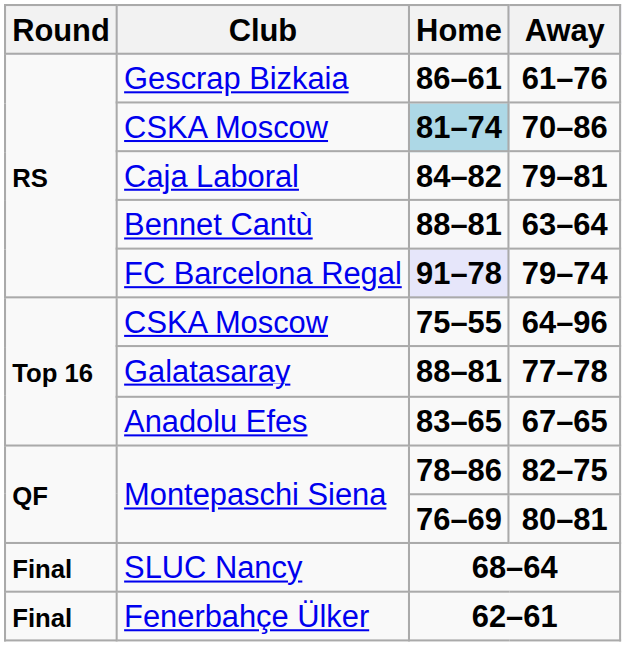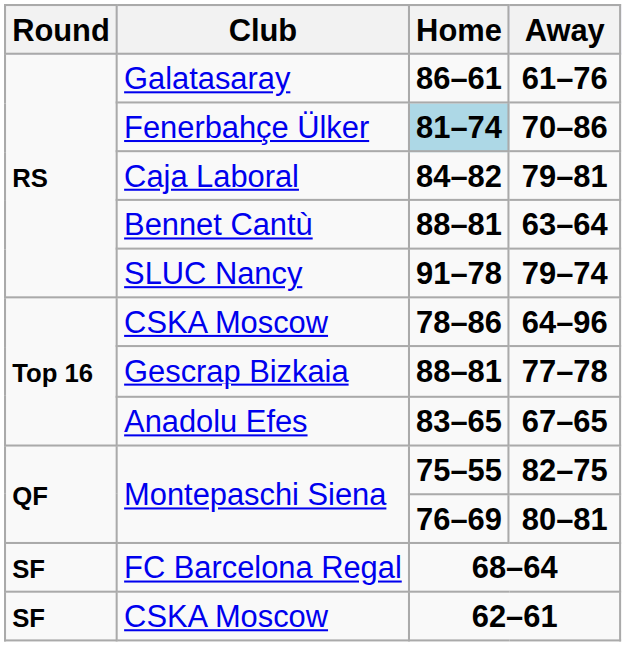(236, 78) Gescrap Bizkaia -> (207, 78) Galatasaray
(226, 127) CSKA Moscow -> (247, 127) Fenerbahçe Ülker
(263, 274) FC Barcelona Regal -> (213, 274) SLUC Nancy
(459, 274) lavender background -> (459, 274) no background
(459, 323) 75–55 -> (459, 323) 78–86
(207, 372) Galatasaray -> (236, 372) Gescrap Bizkaia
(459, 469) 78–86 -> (459, 469) 75–55
(42, 570) Final -> (29, 570) SF
(213, 567) SLUC Nancy -> (263, 567) FC Barcelona Regal
(42, 619) Final -> (29, 619) SF
(247, 616) Fenerbahçe Ülker -> (226, 616) CSKA Moscow
